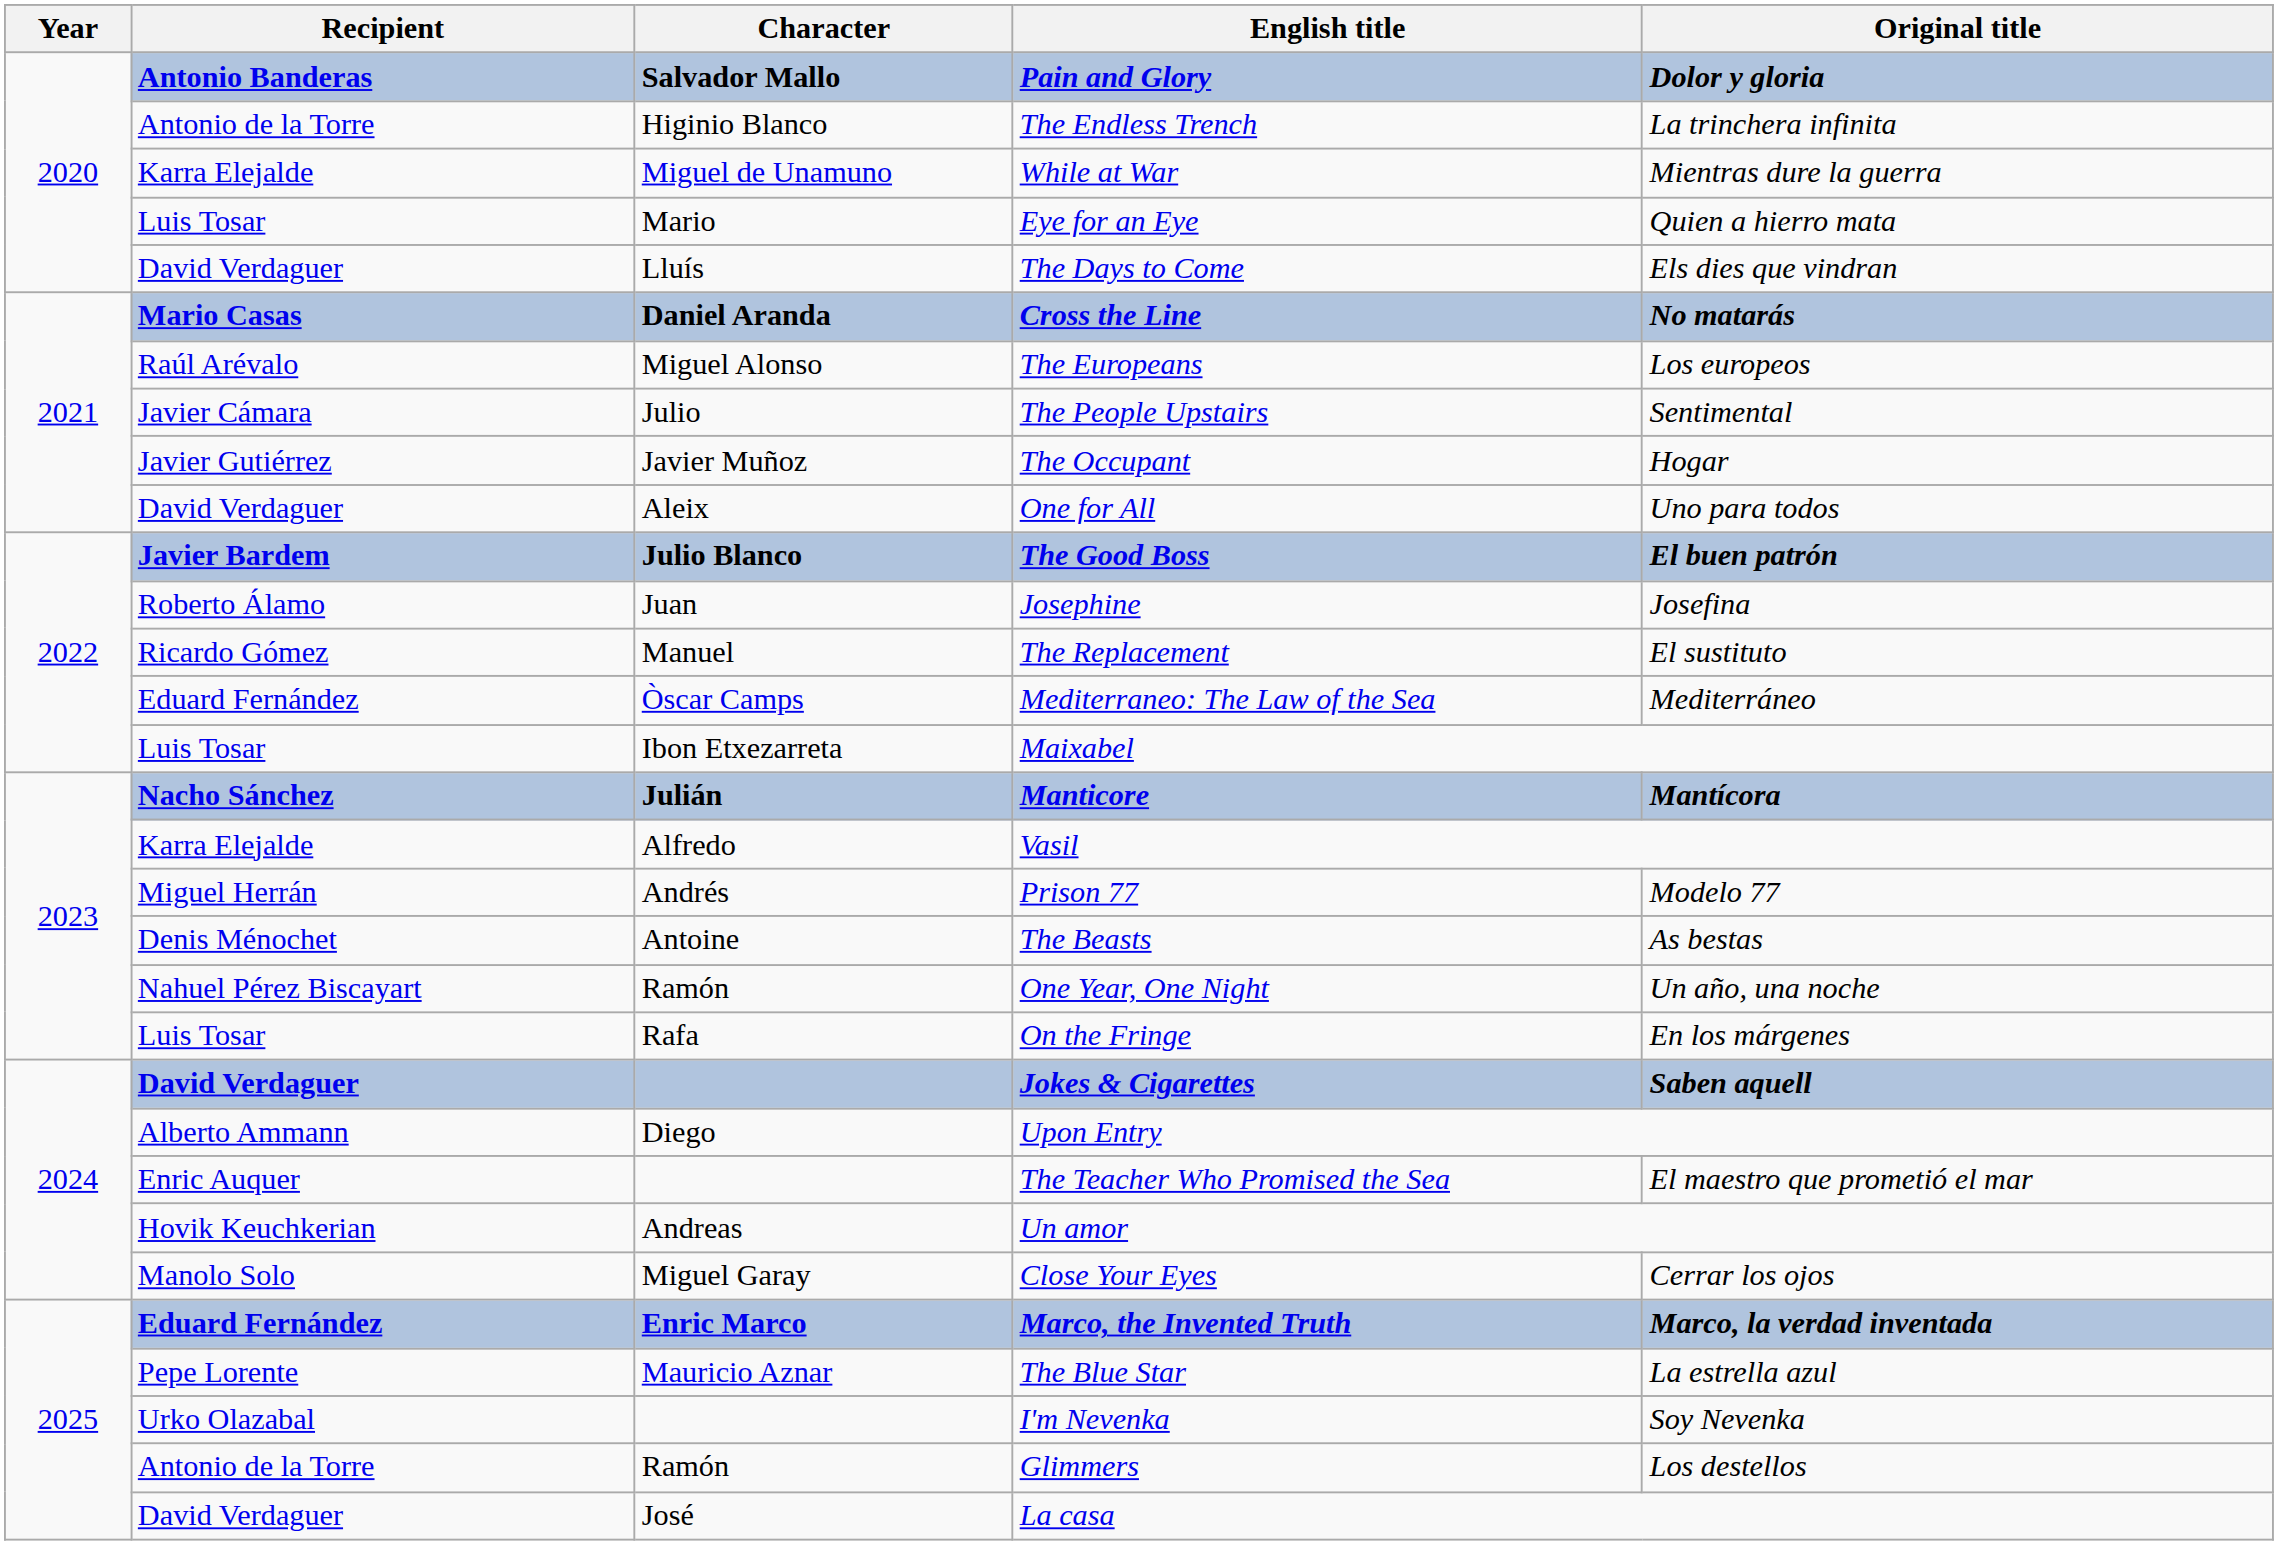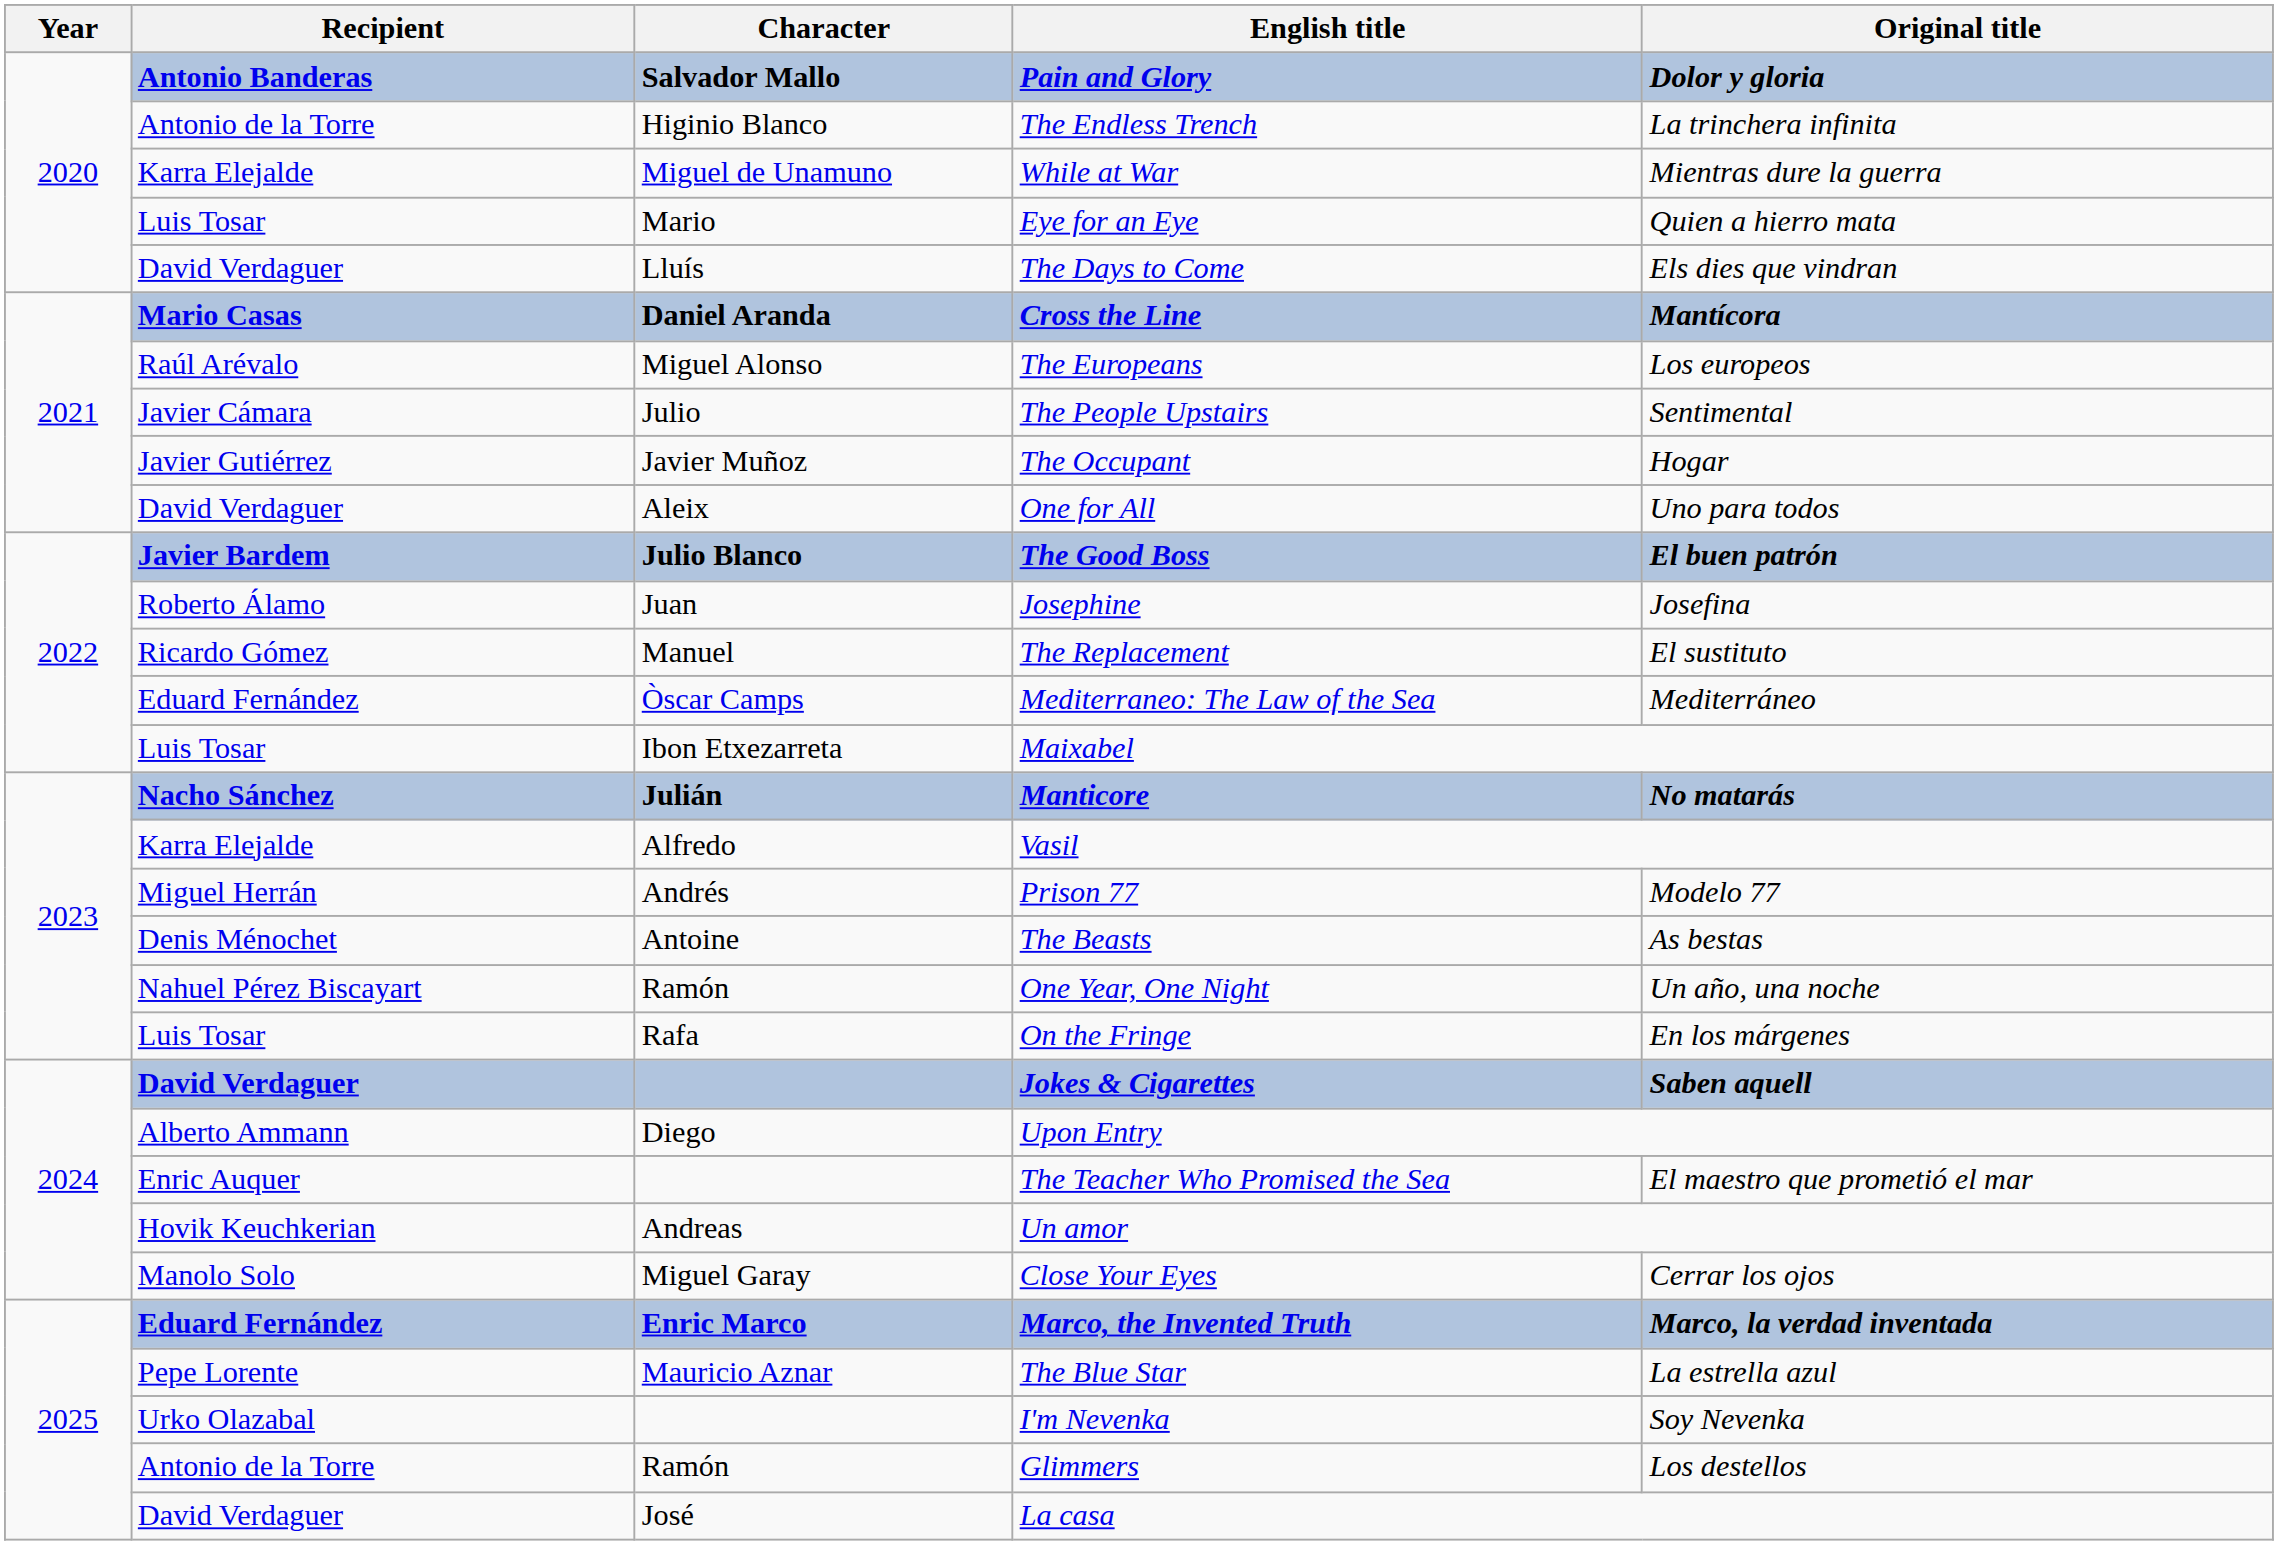(1722, 316) No matarás -> (1715, 316) Mantícora
(1715, 795) Mantícora -> (1722, 795) No matarás
